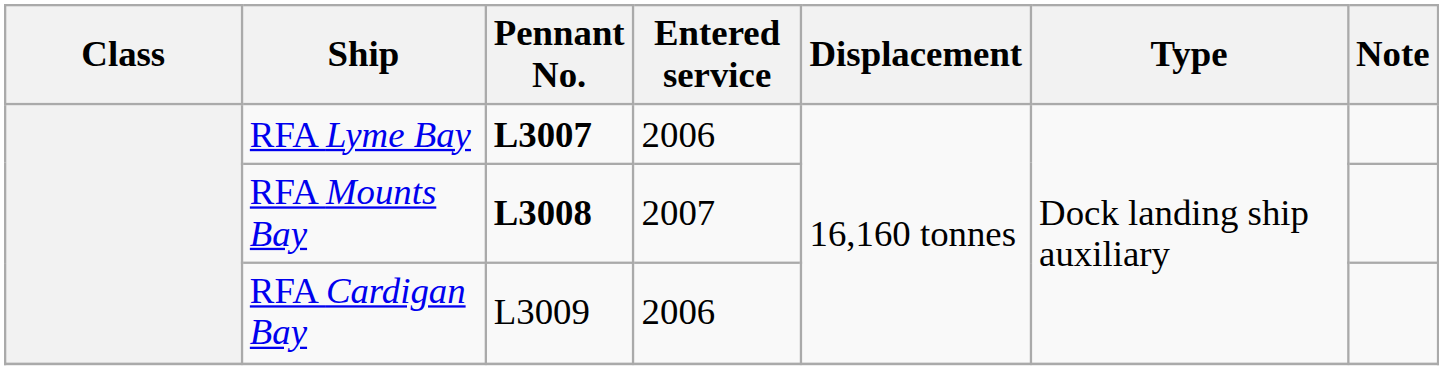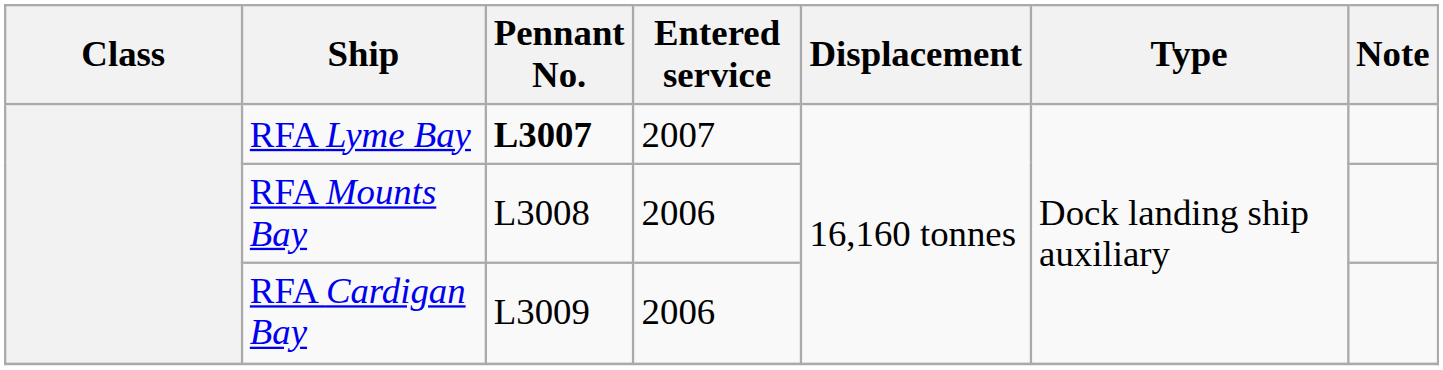(678, 133) 2006 -> (678, 133) 2007
(543, 212) bold -> (542, 212) normal
(678, 212) 2007 -> (678, 212) 2006
